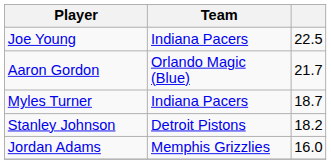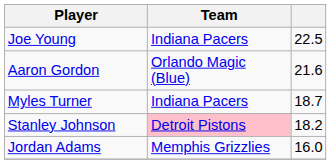(308, 70) 21.7 -> (308, 70) 21.6
(198, 124) no background -> (198, 124) pink background
